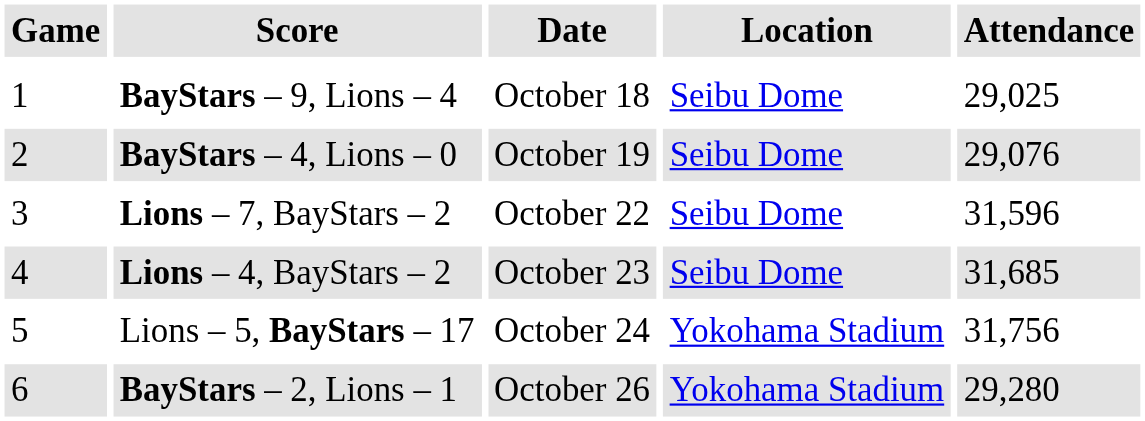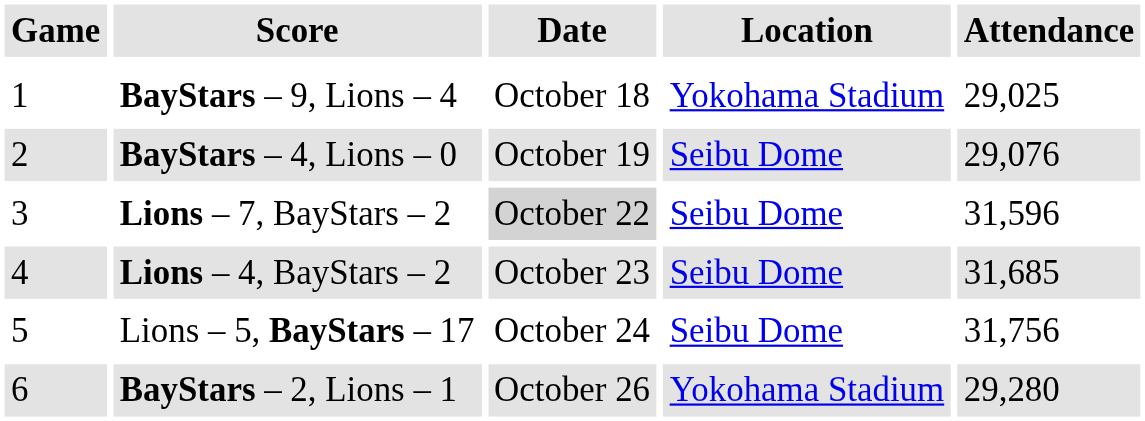(756, 95) Seibu Dome -> (807, 95) Yokohama Stadium
(572, 213) no background -> (572, 213) lightgrey background
(807, 330) Yokohama Stadium -> (756, 330) Seibu Dome
